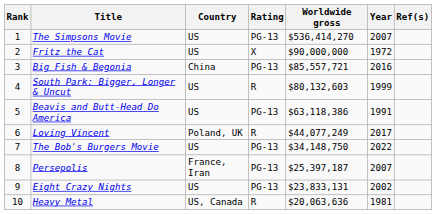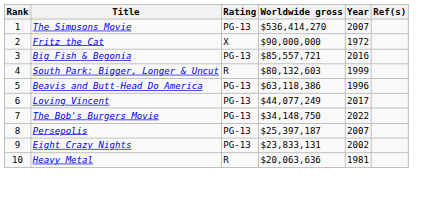- column: (217, 17)
(381, 112) 1991 -> (358, 86) 1996
(253, 132) R -> (237, 101) PG-13
